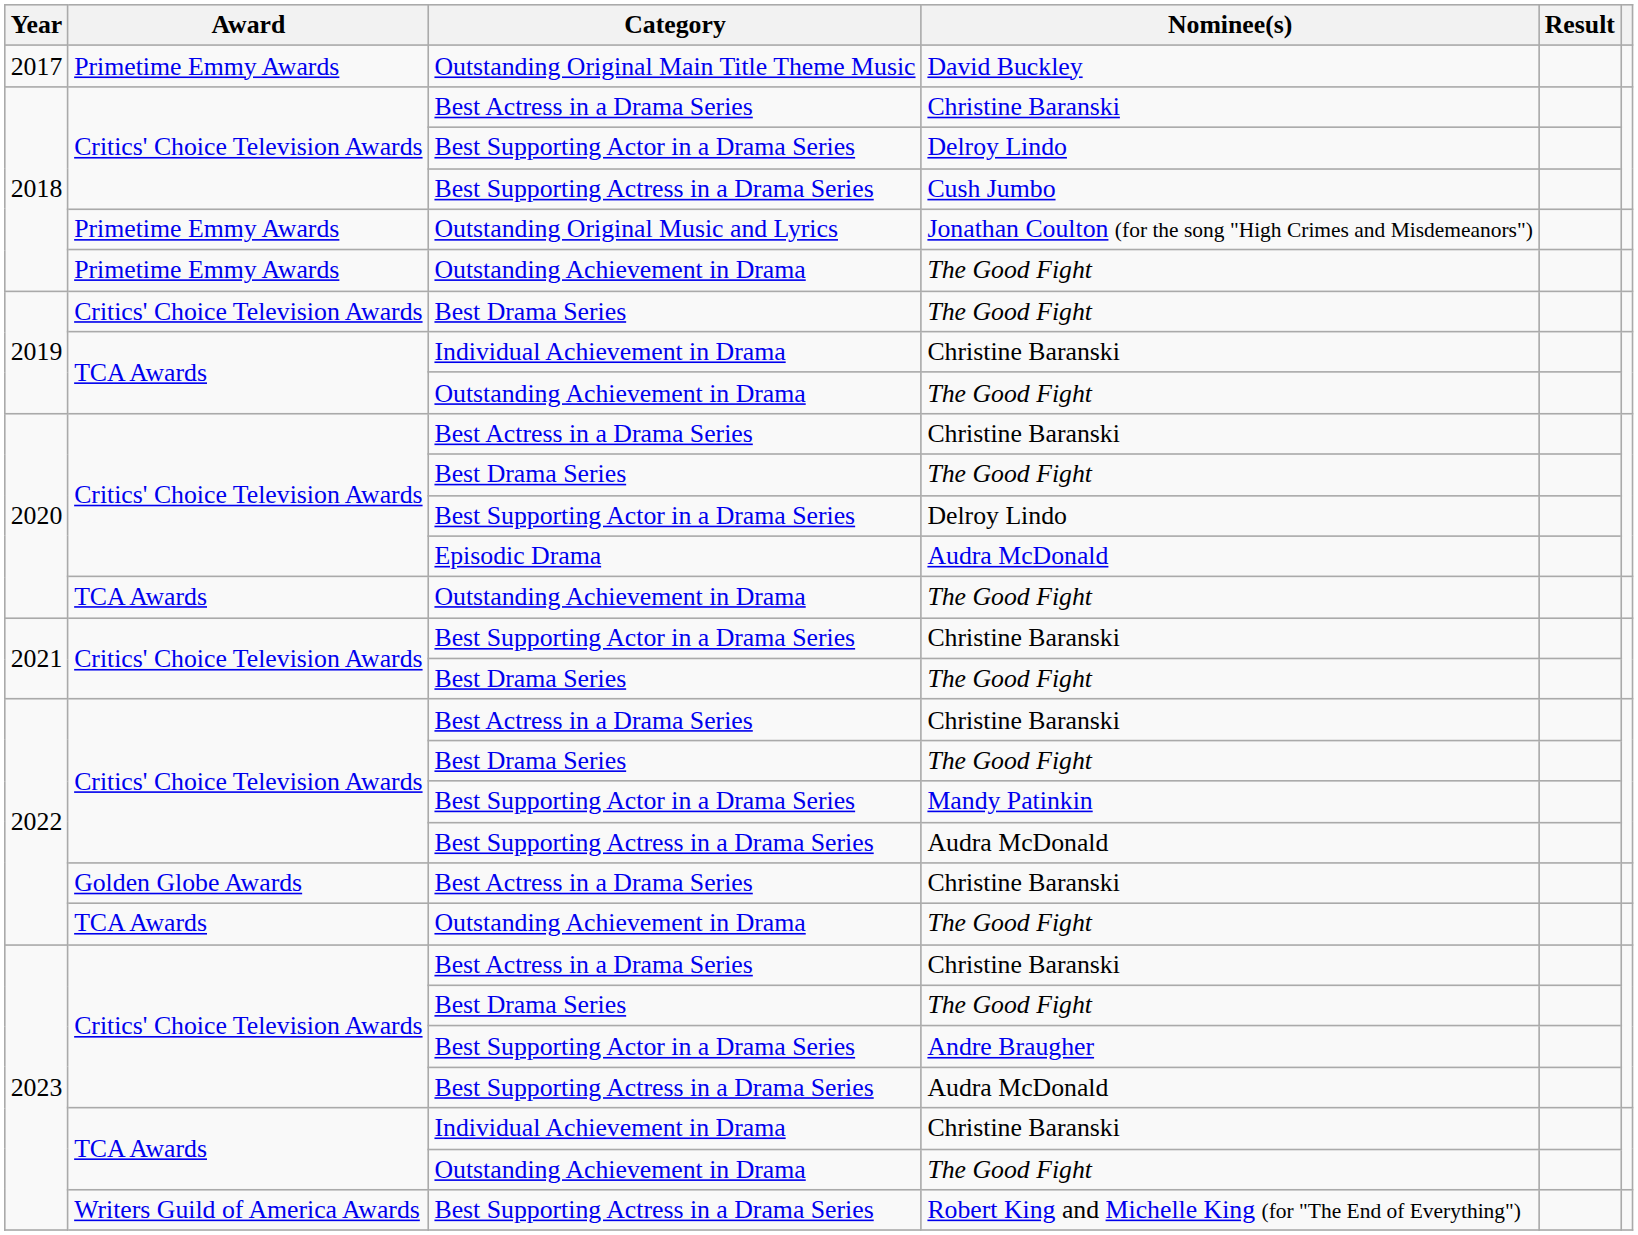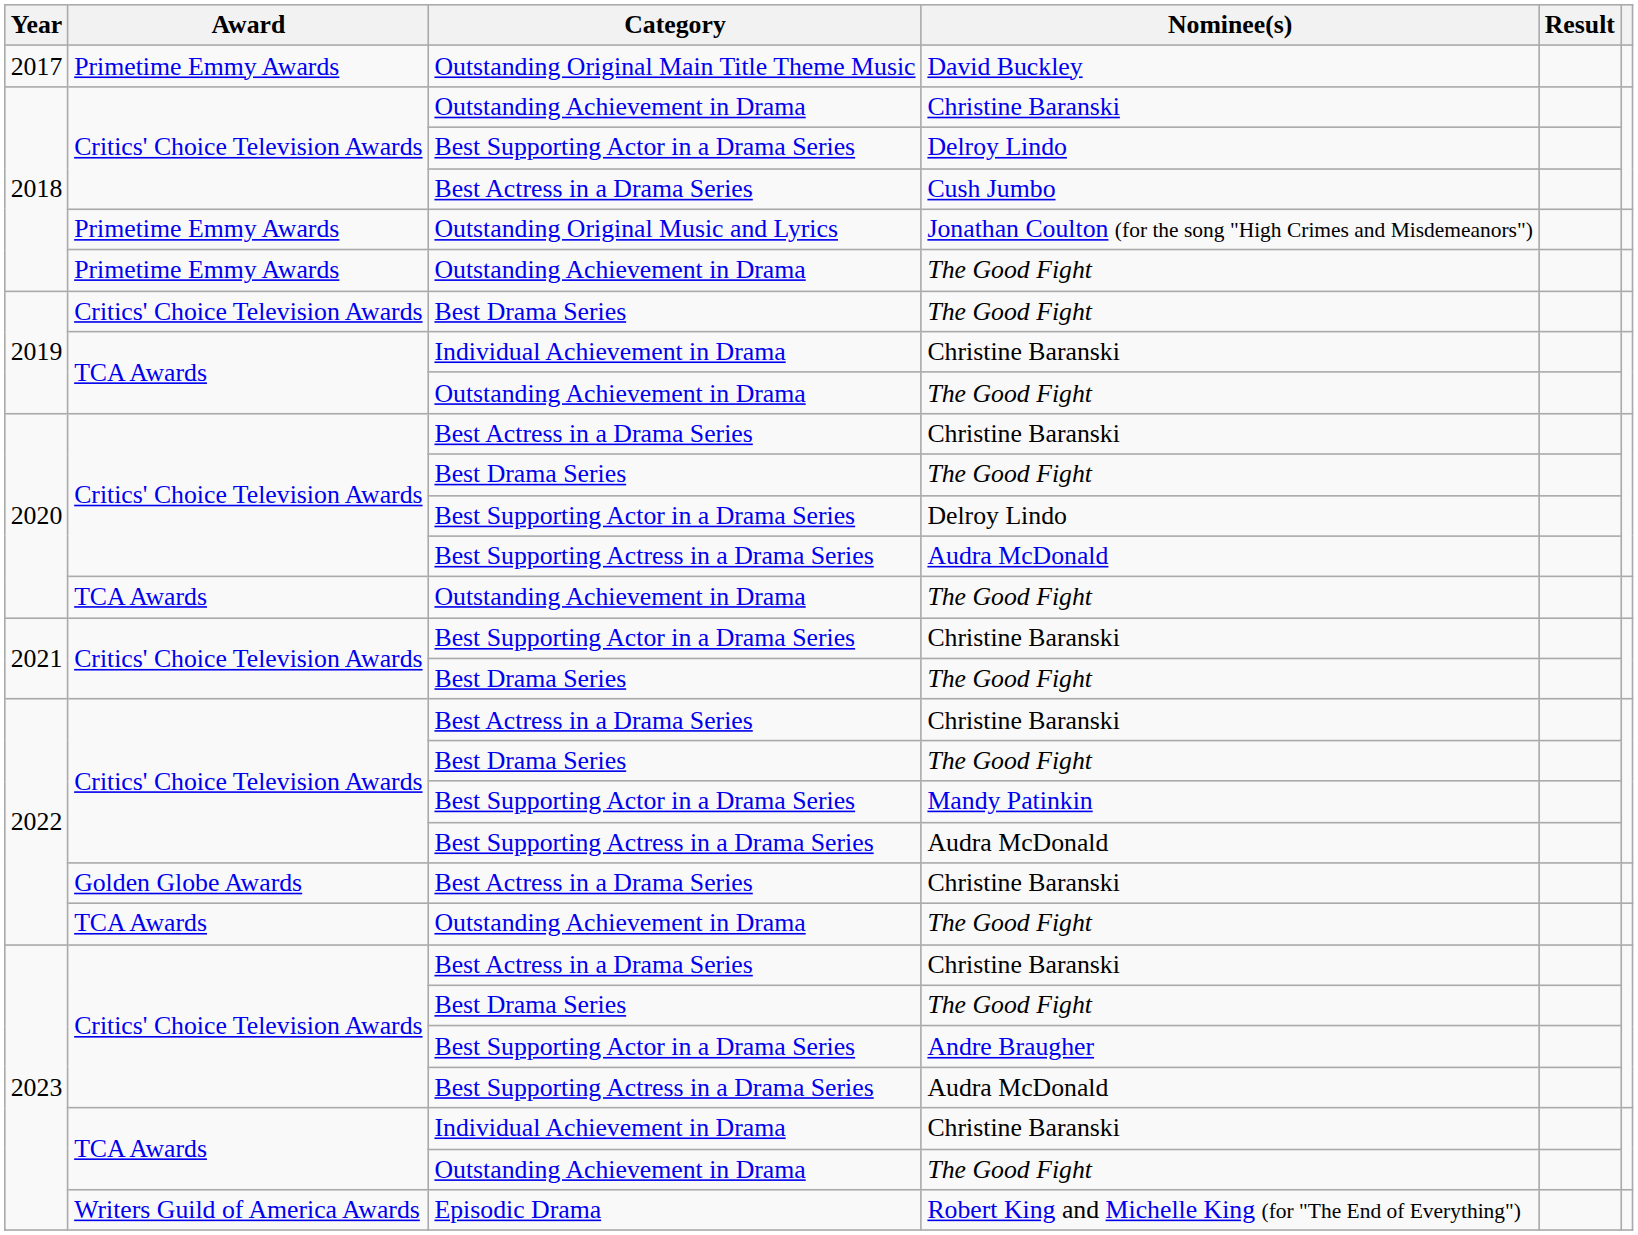(594, 106) Best Actress in a Drama Series -> (620, 106) Outstanding Achievement in Drama
(654, 188) Best Supporting Actress in a Drama Series -> (594, 188) Best Actress in a Drama Series
(518, 556) Episodic Drama -> (654, 556) Best Supporting Actress in a Drama Series
(654, 1209) Best Supporting Actress in a Drama Series -> (518, 1209) Episodic Drama
